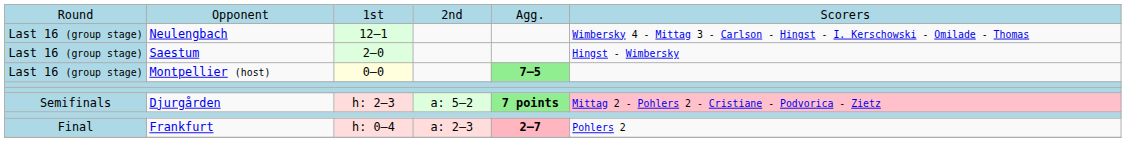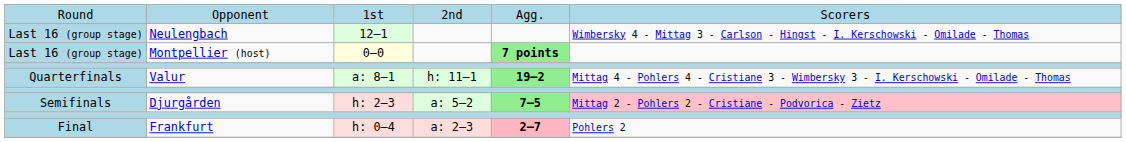- row: (174, 53)
(530, 72) 7–5 -> (530, 53) 7 points
+ row: (167, 78)
(530, 102) 7 points -> (530, 102) 7–5
